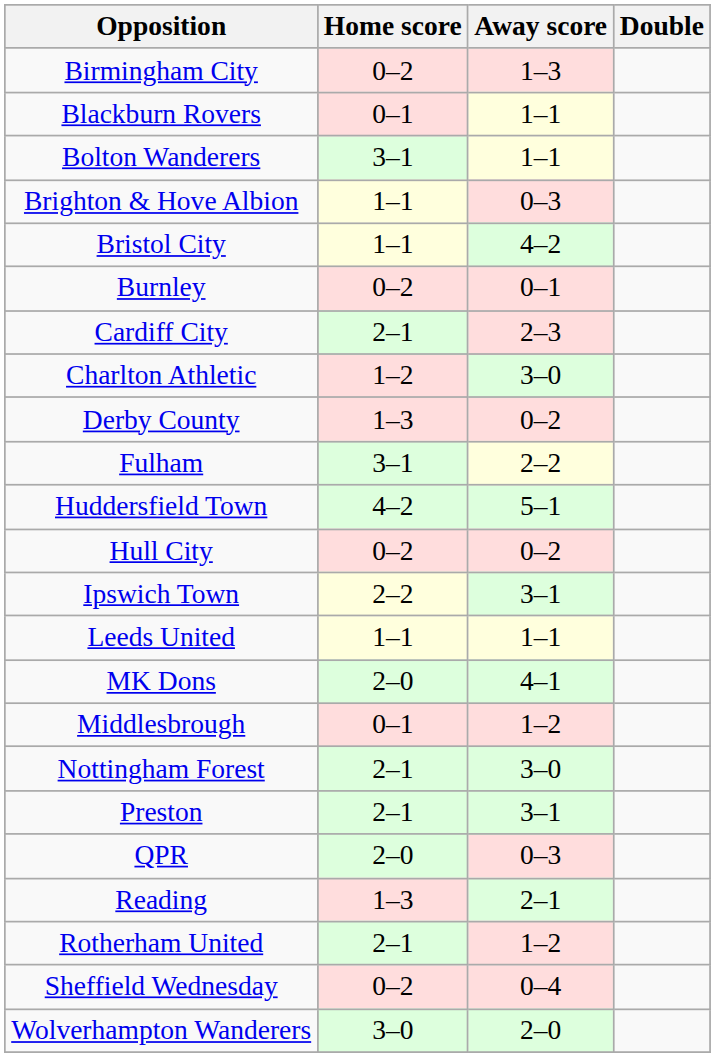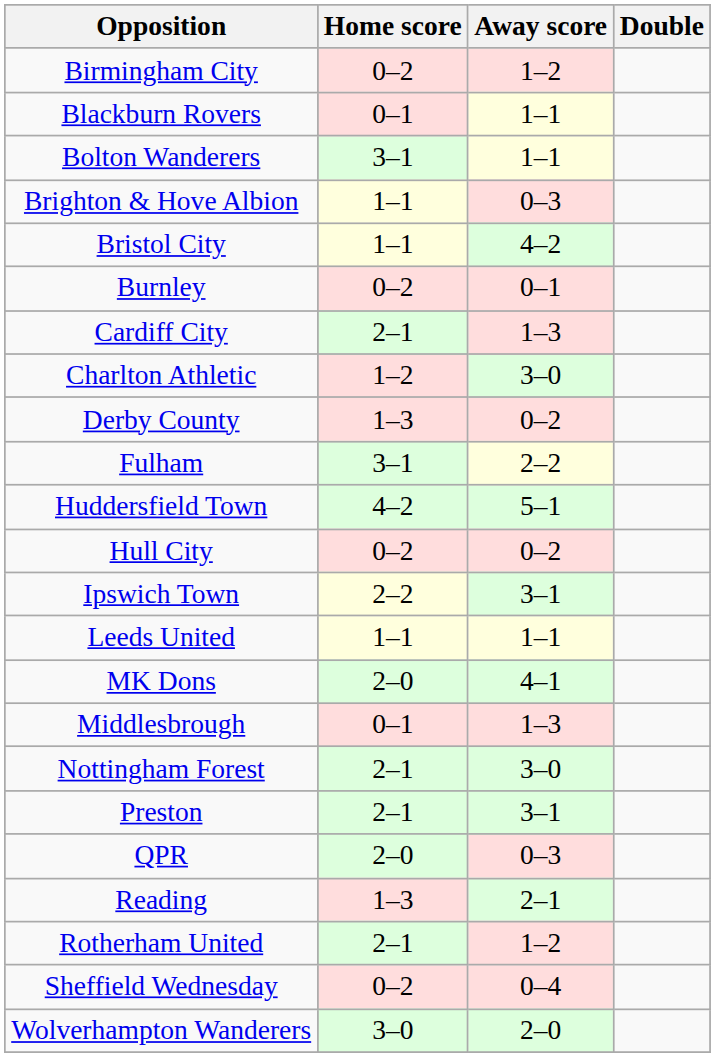(541, 69) 1–3 -> (541, 69) 1–2
(541, 331) 2–3 -> (541, 331) 1–3
(541, 724) 1–2 -> (541, 724) 1–3
